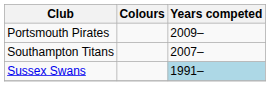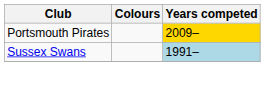(187, 33) no background -> (182, 33) gold background
- row: (61, 52)
